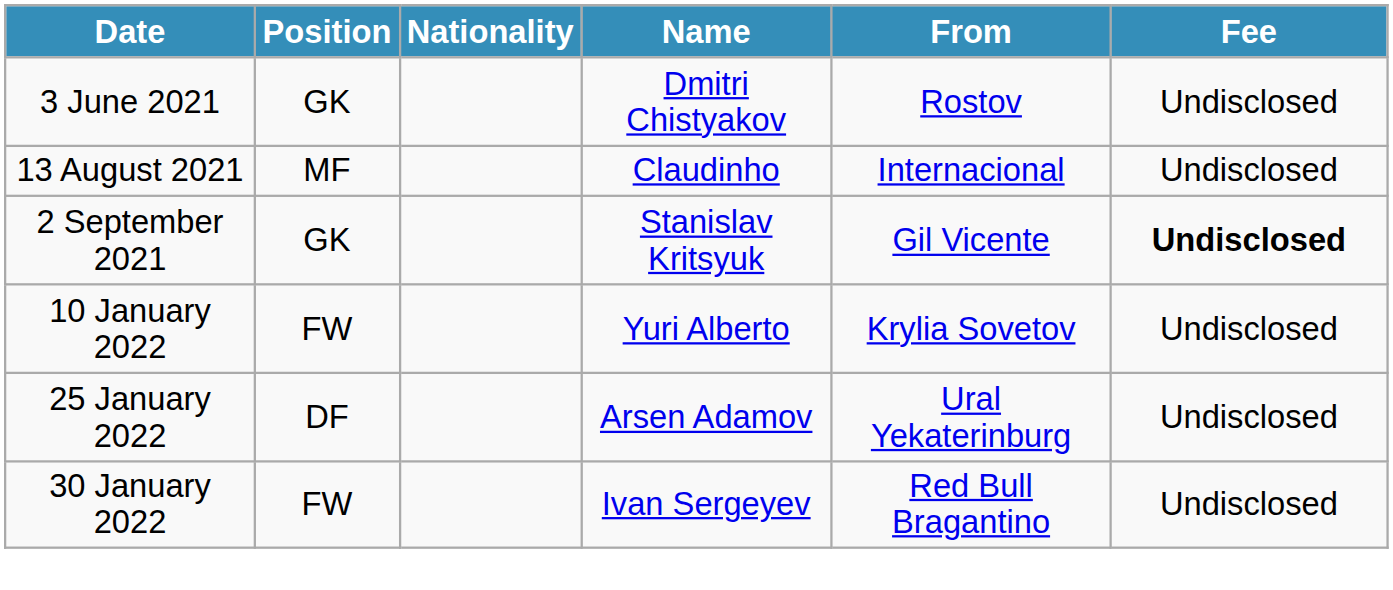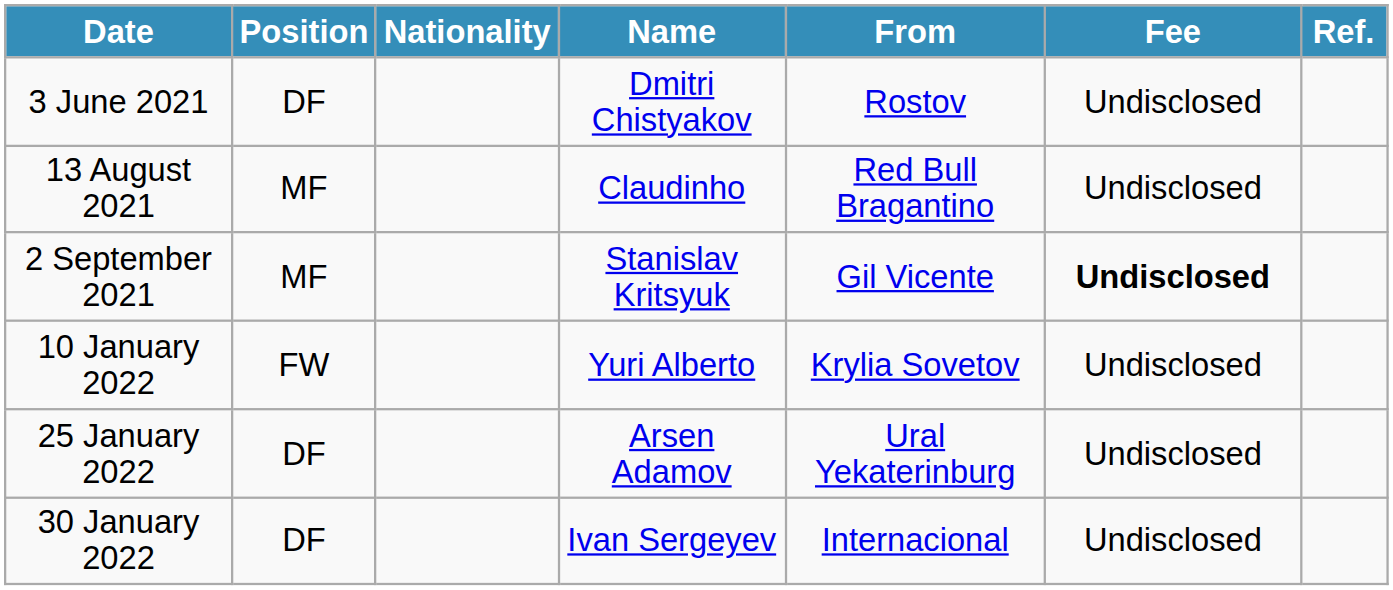+ column: (1344, 31)
(327, 101) GK -> (304, 101) DF
(971, 171) Internacional -> (915, 189) Red Bull Bragantino
(327, 241) GK -> (304, 277) MF
(327, 505) FW -> (304, 541) DF
(971, 505) Red Bull Bragantino -> (915, 541) Internacional
